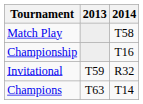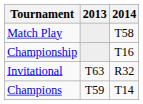(95, 71) T59 -> (95, 71) T63
(95, 90) T63 -> (95, 90) T59
